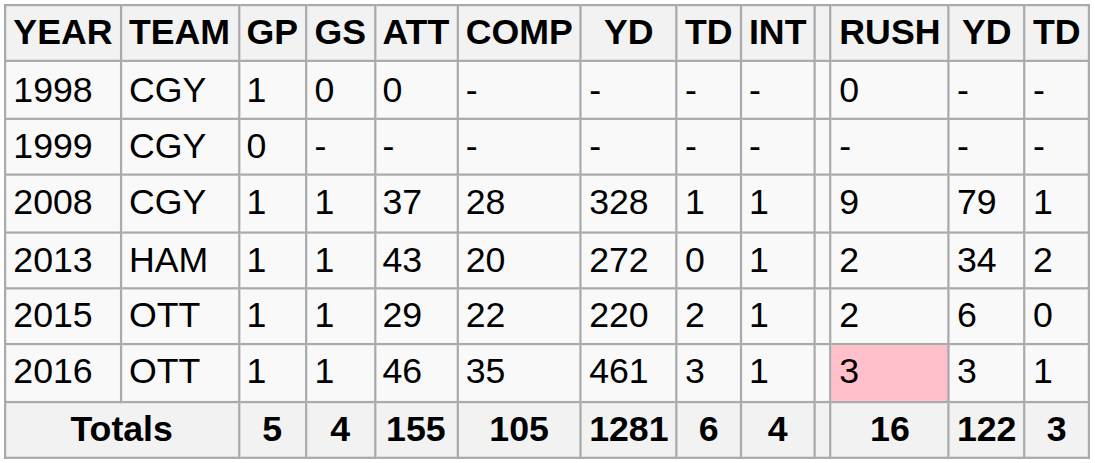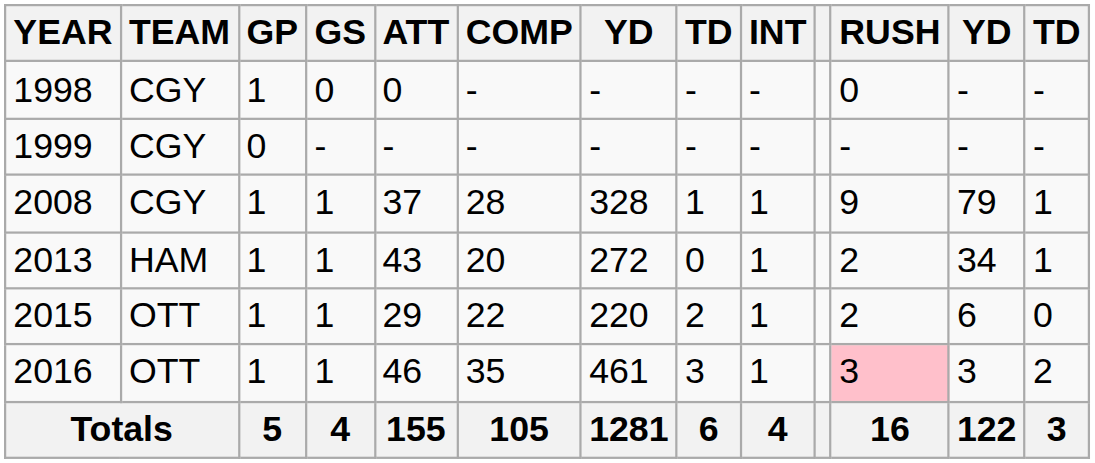(1043, 259) 2 -> (1043, 259) 1
(1043, 372) 1 -> (1043, 372) 2
